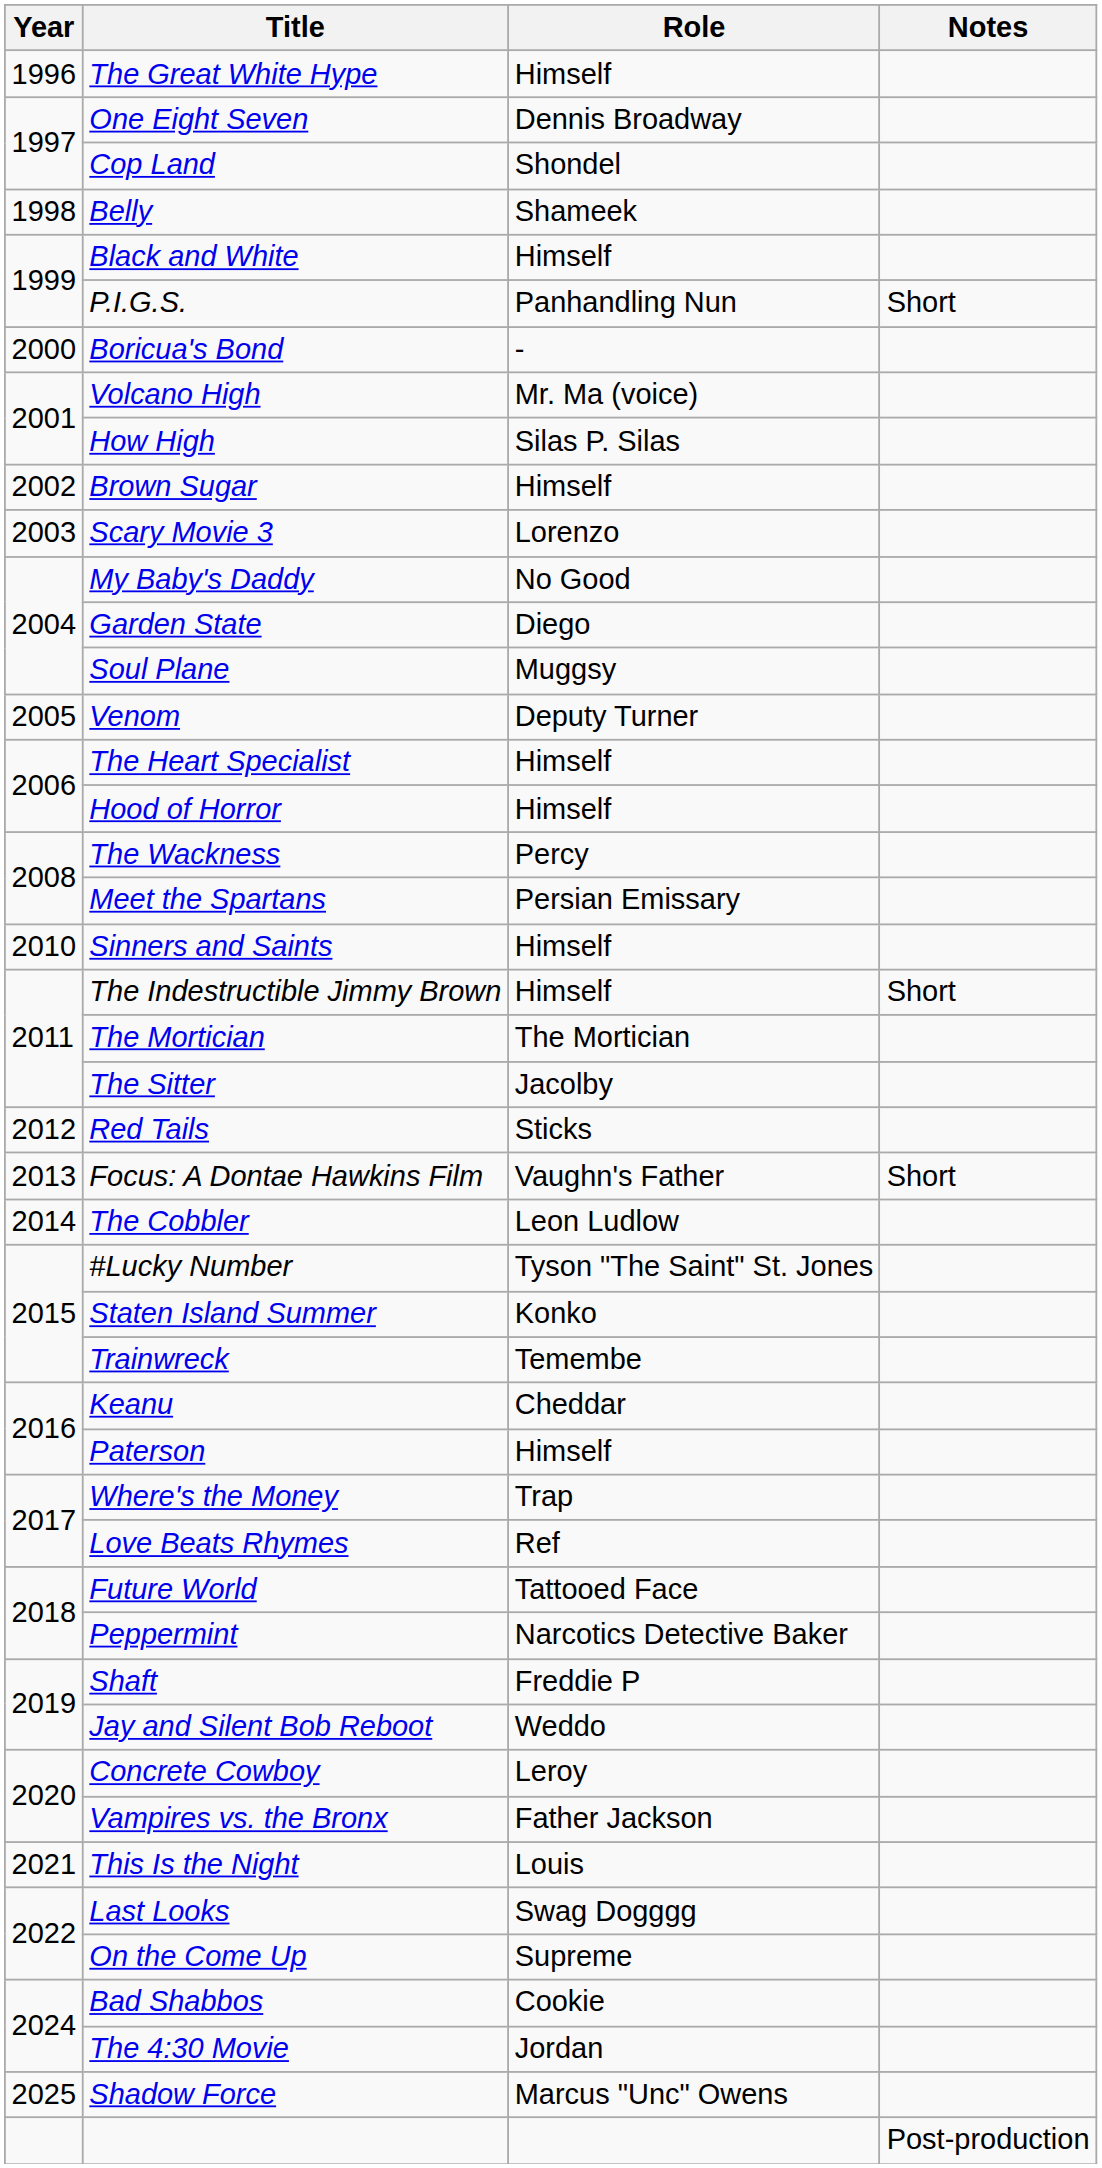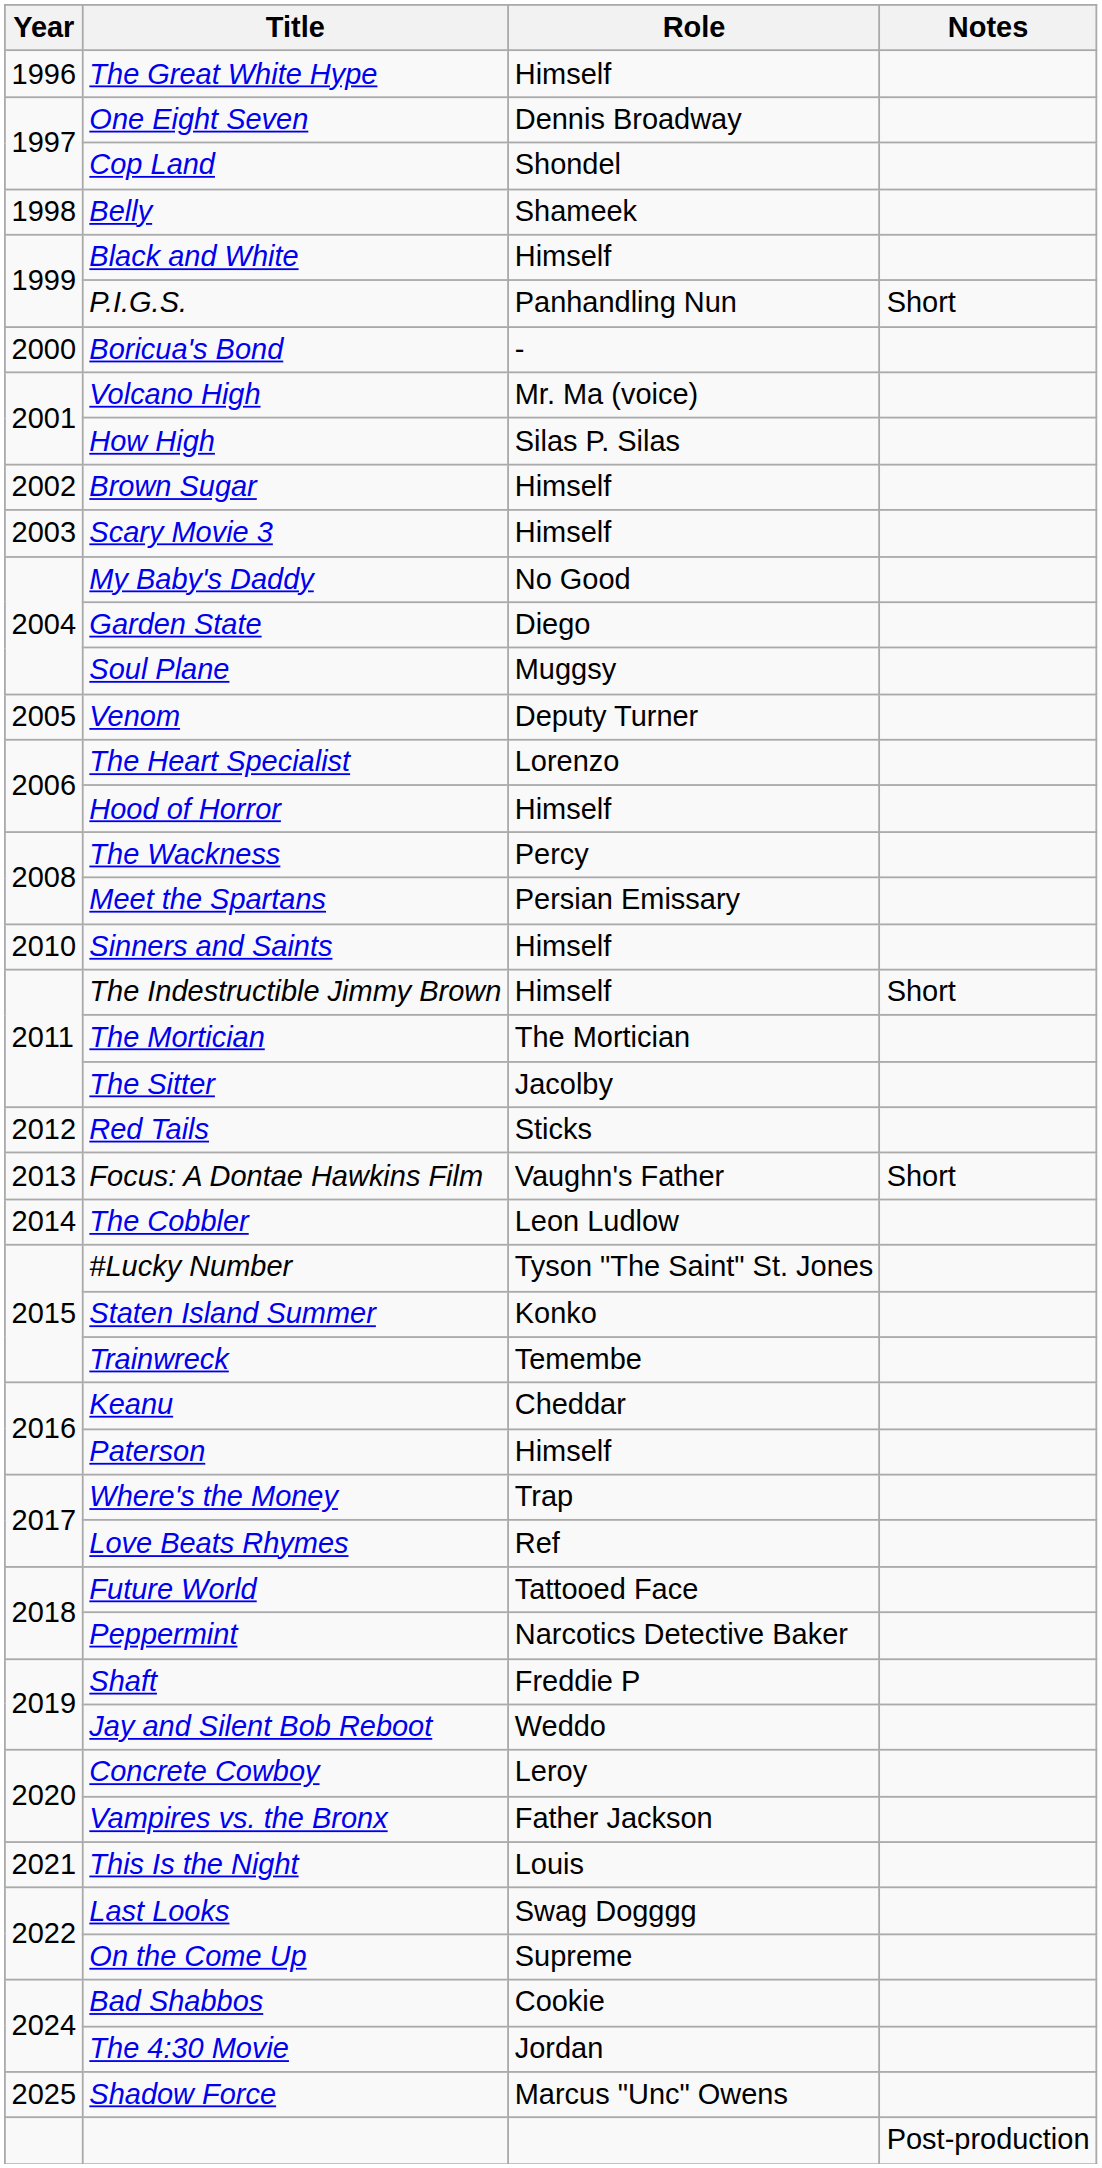(567, 532) Lorenzo -> (563, 532) Himself
(563, 762) Himself -> (567, 762) Lorenzo
